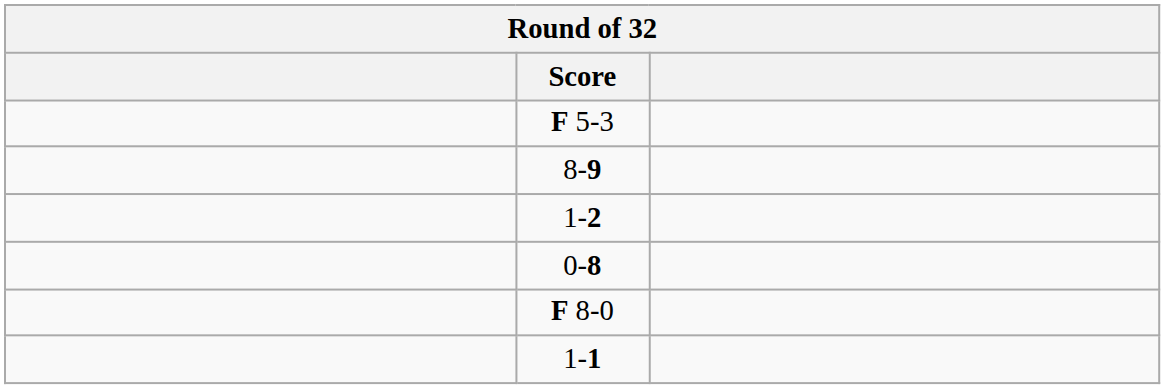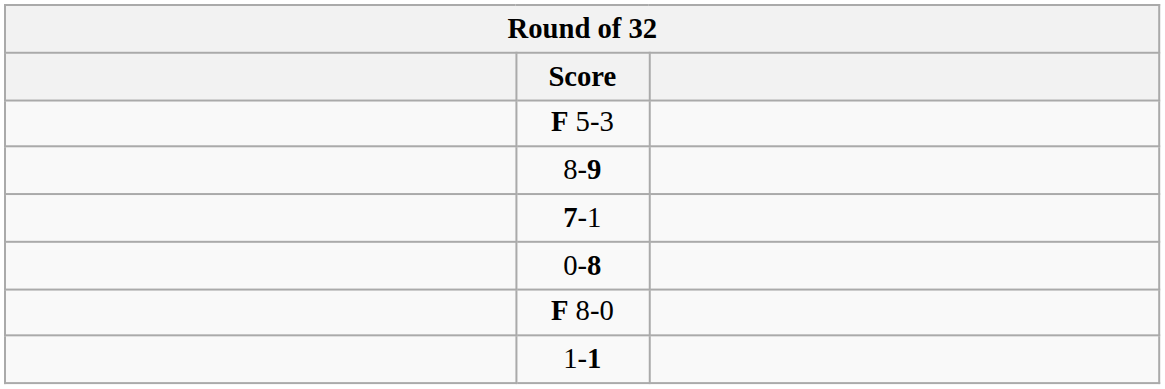+ row: (582, 217)
- row: (582, 217)
